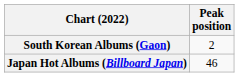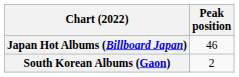rows swapped: (97, 63) <-> (97, 44)
